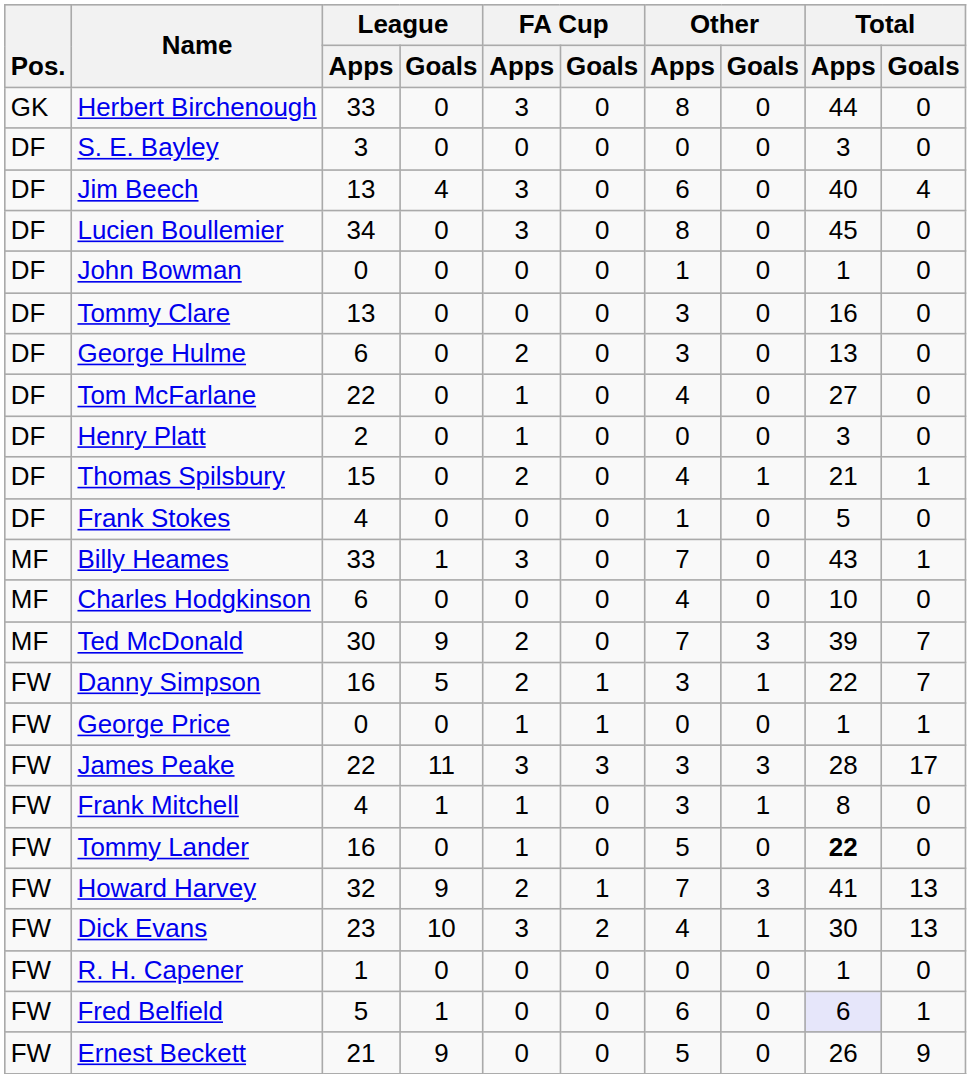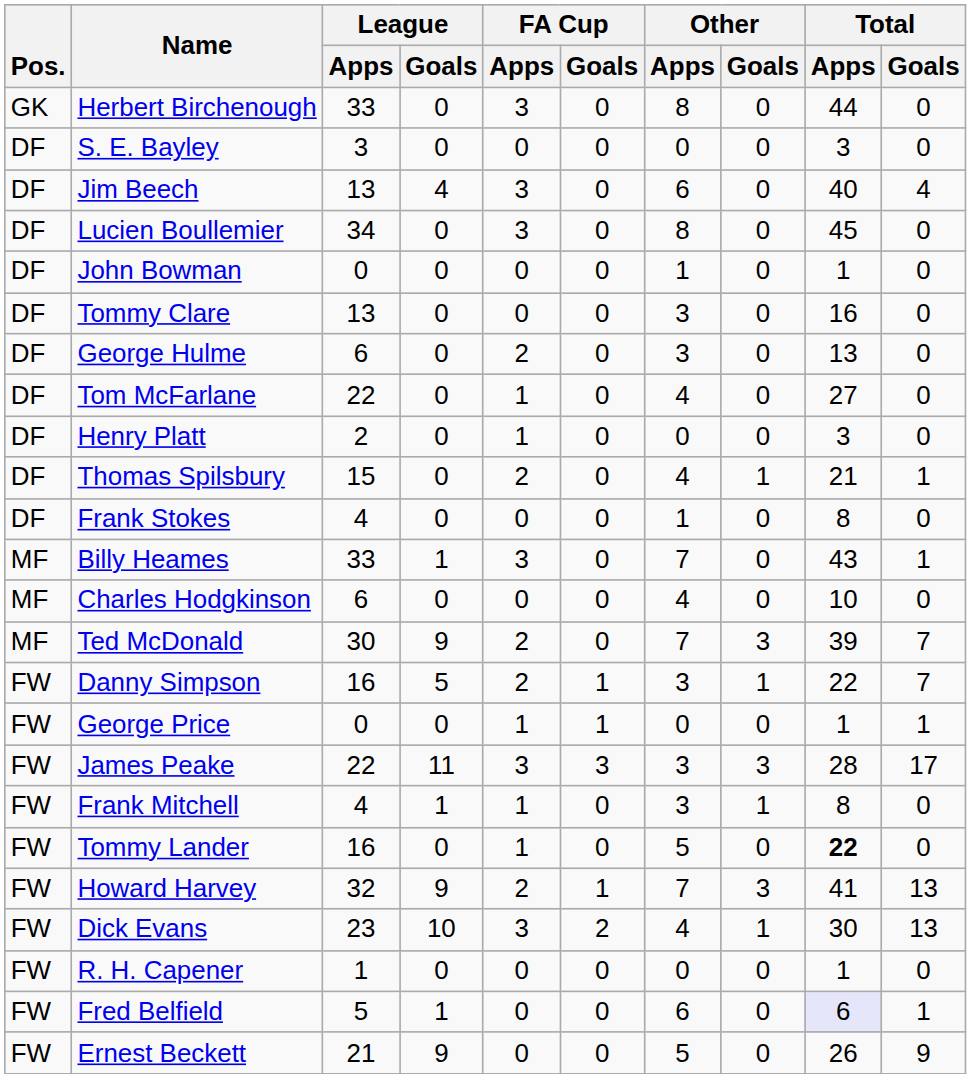(843, 518) 5 -> (843, 518) 8
